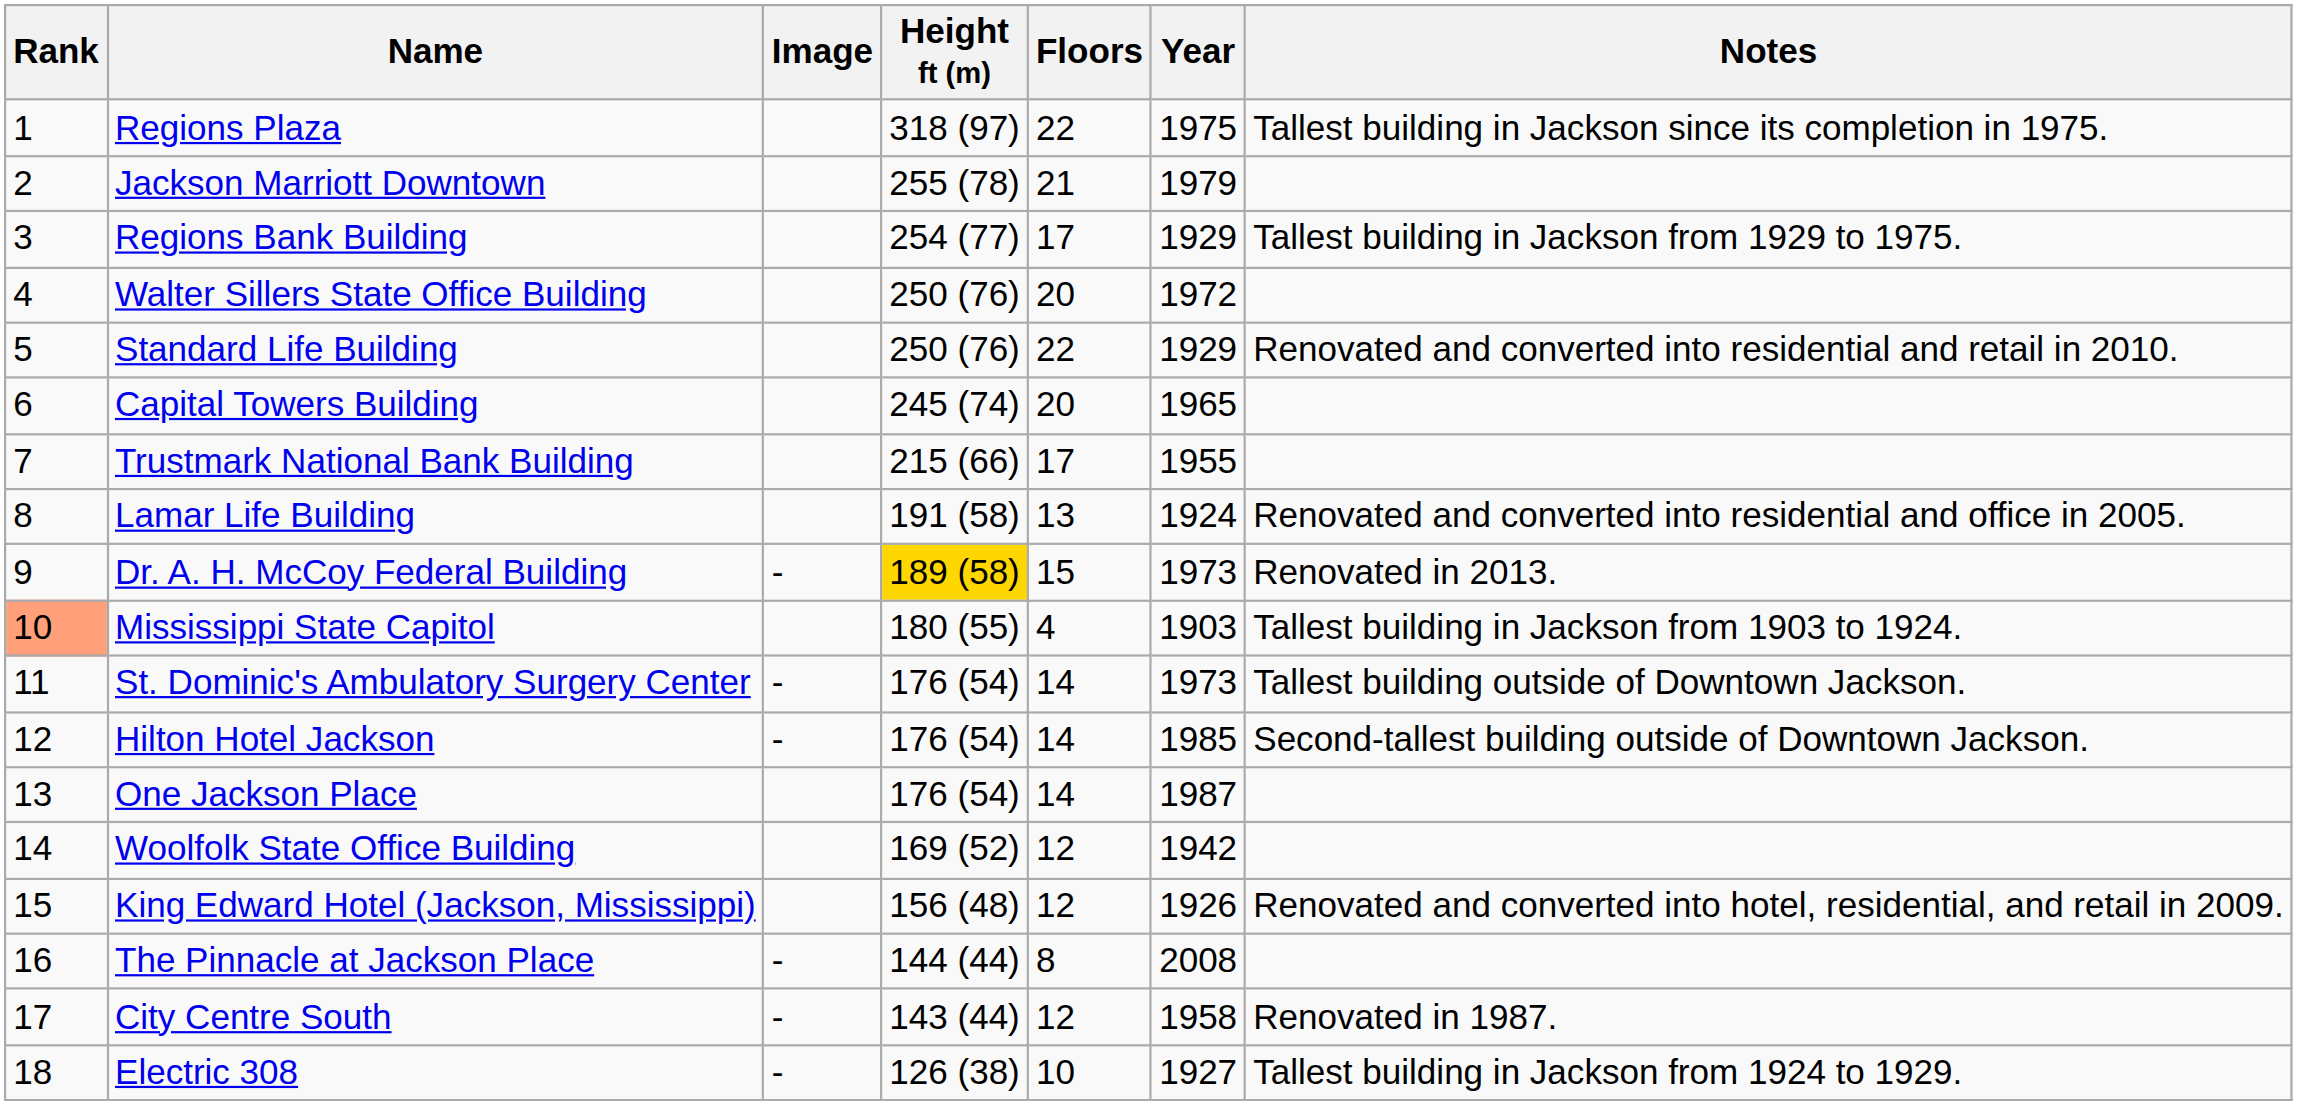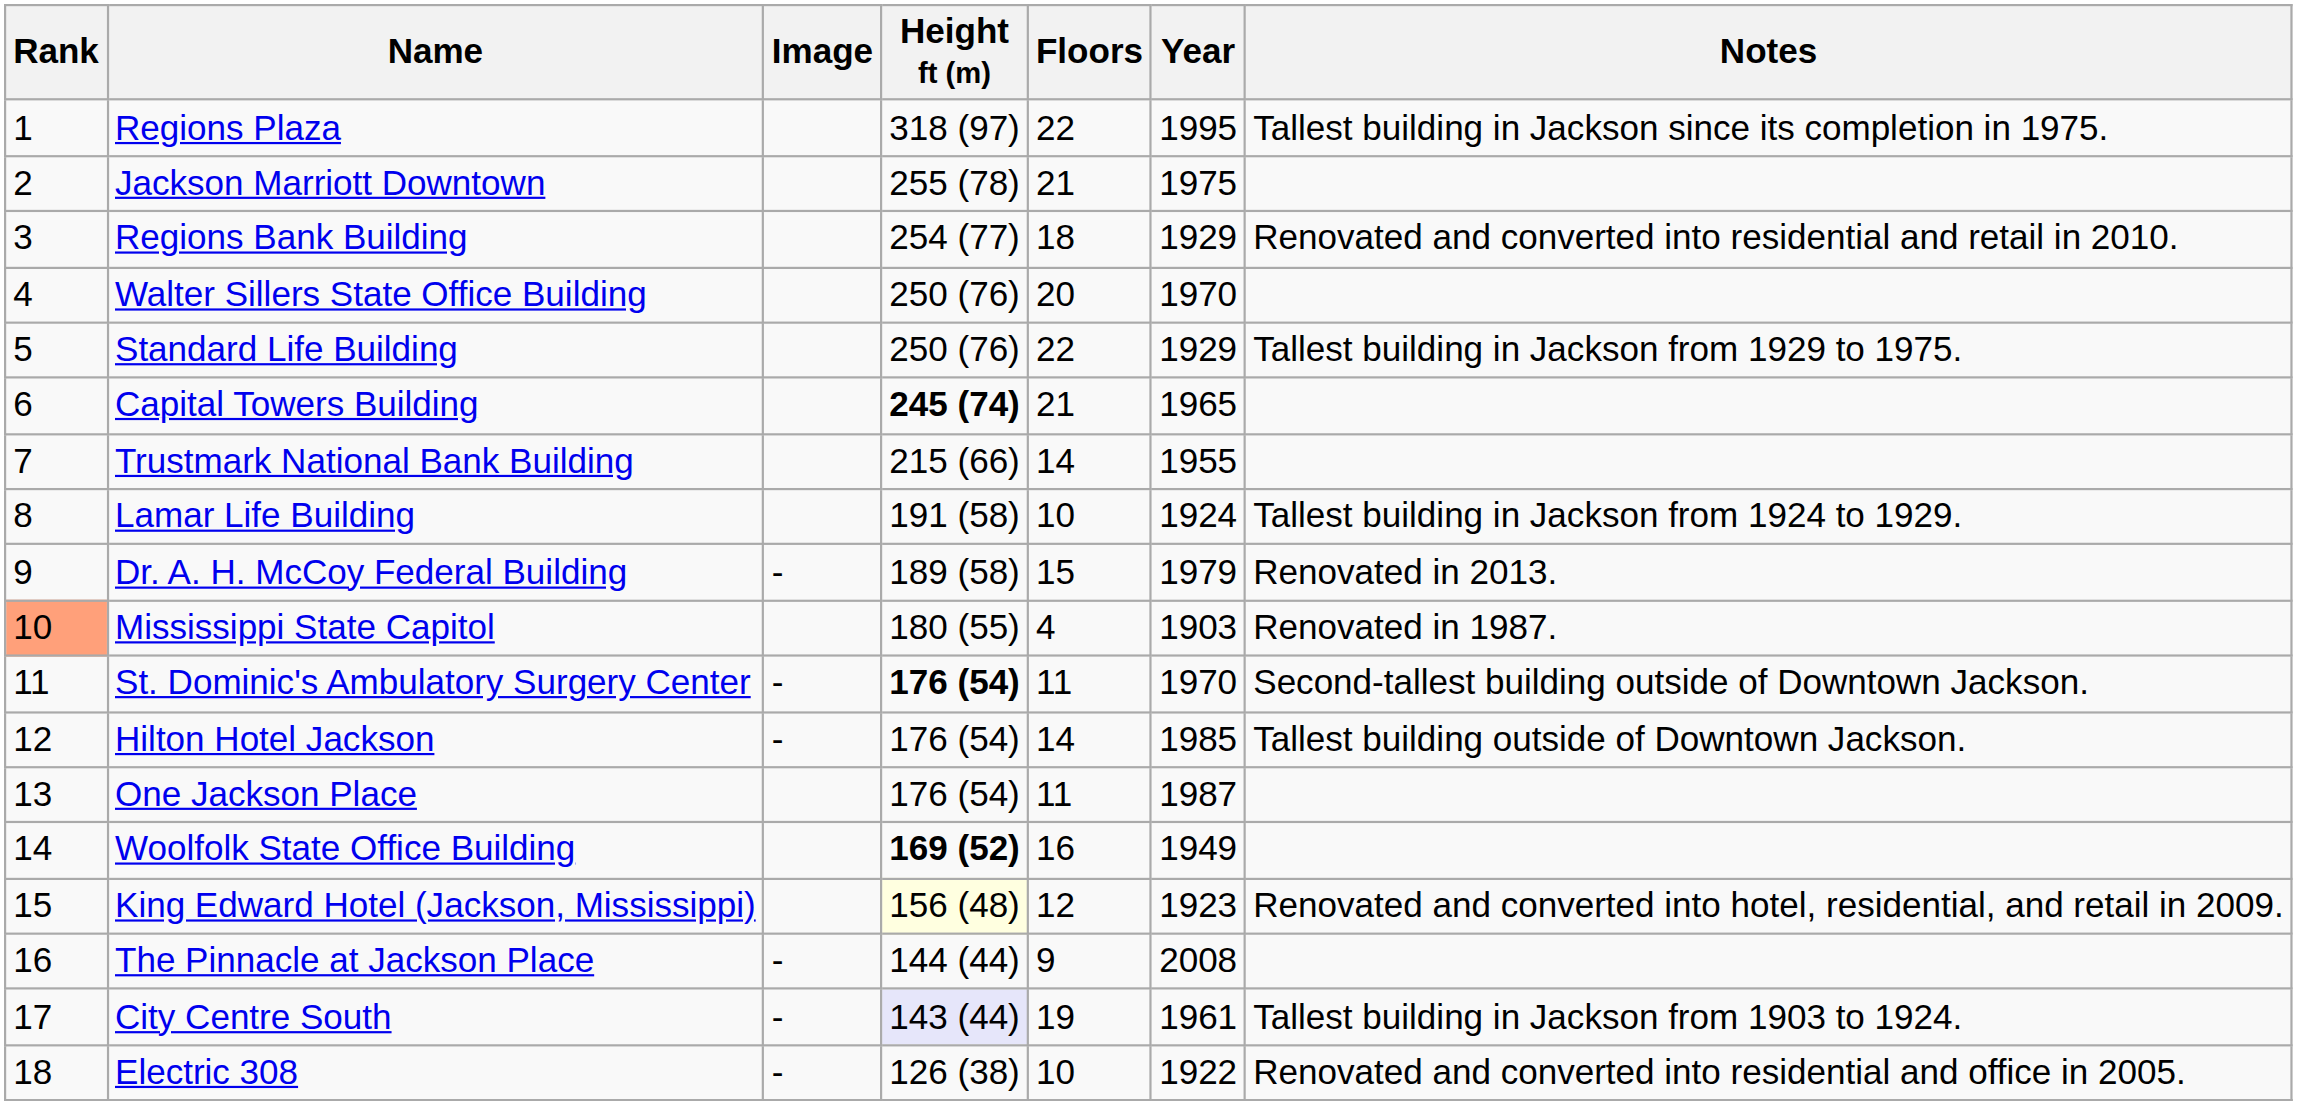(1198, 127) 1975 -> (1198, 127) 1995
(1198, 182) 1979 -> (1198, 182) 1975
(1055, 238) 17 -> (1055, 238) 18
(1608, 238) Tallest building in Jackson from 1929 to 1975. -> (1716, 238) Renovated and converted into residential and retail in 2010.
(1198, 293) 1972 -> (1198, 293) 1970
(1716, 349) Renovated and converted into residential and retail in 2010. -> (1608, 349) Tallest building in Jackson from 1929 to 1975.
(955, 405) normal -> (955, 405) bold
(1055, 405) 20 -> (1055, 405) 21
(1055, 460) 17 -> (1055, 460) 14
(1055, 516) 13 -> (1055, 516) 10
(1719, 516) Renovated and converted into residential and office in 2005. -> (1608, 516) Tallest building in Jackson from 1924 to 1929.
(955, 571) gold background -> (955, 571) no background
(1198, 571) 1973 -> (1198, 571) 1979
(1608, 627) Tallest building in Jackson from 1903 to 1924. -> (1405, 627) Renovated in 1987.
(955, 682) normal -> (955, 682) bold
(1055, 682) 14 -> (1054, 682) 11
(1198, 682) 1973 -> (1198, 682) 1970
(1610, 682) Tallest building outside of Downtown Jackson. -> (1671, 682) Second-tallest building outside of Downtown Jackson.
(1671, 738) Second-tallest building outside of Downtown Jackson. -> (1610, 738) Tallest building outside of Downtown Jackson.
(1055, 794) 14 -> (1054, 794) 11
(955, 849) normal -> (955, 849) bold
(1055, 849) 12 -> (1055, 849) 16
(1198, 849) 1942 -> (1198, 849) 1949
(955, 905) no background -> (955, 905) lightyellow background
(1198, 905) 1926 -> (1198, 905) 1923
(1046, 960) 8 -> (1046, 960) 9
(955, 1016) no background -> (955, 1016) lavender background
(1055, 1016) 12 -> (1055, 1016) 19
(1198, 1016) 1958 -> (1198, 1016) 1961
(1405, 1016) Renovated in 1987. -> (1608, 1016) Tallest building in Jackson from 1903 to 1924.
(1198, 1071) 1927 -> (1198, 1071) 1922
(1608, 1071) Tallest building in Jackson from 1924 to 1929. -> (1719, 1071) Renovated and converted into residential and office in 2005.
